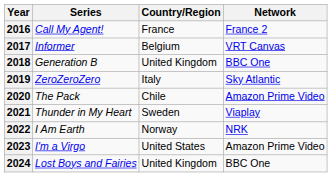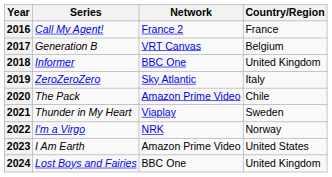columns swapped: (275, 12) <-> (181, 12)
(55, 46) Informer -> (66, 46) Generation B
(66, 63) Generation B -> (55, 63) Informer
(60, 130) I Am Earth -> (60, 130) I'm a Virgo
(60, 146) I'm a Virgo -> (60, 146) I Am Earth
